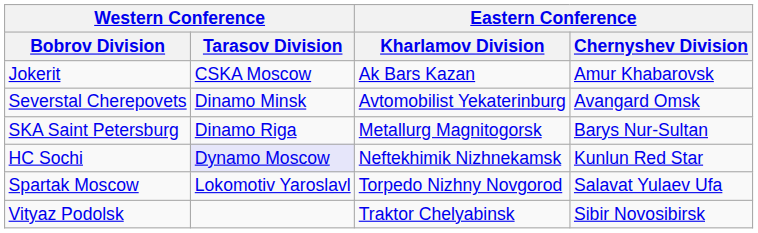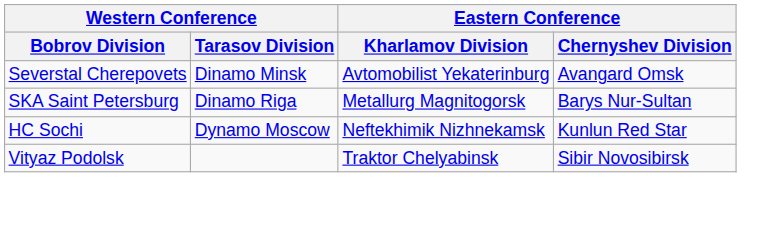- row: (35, 74)
(262, 158) lavender background -> (262, 130) no background
- row: (74, 185)
